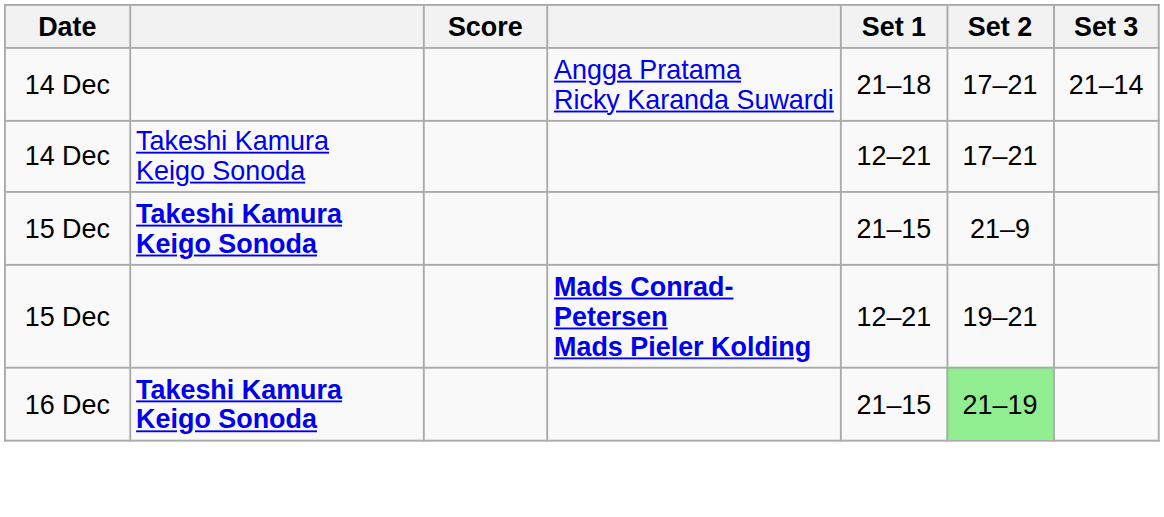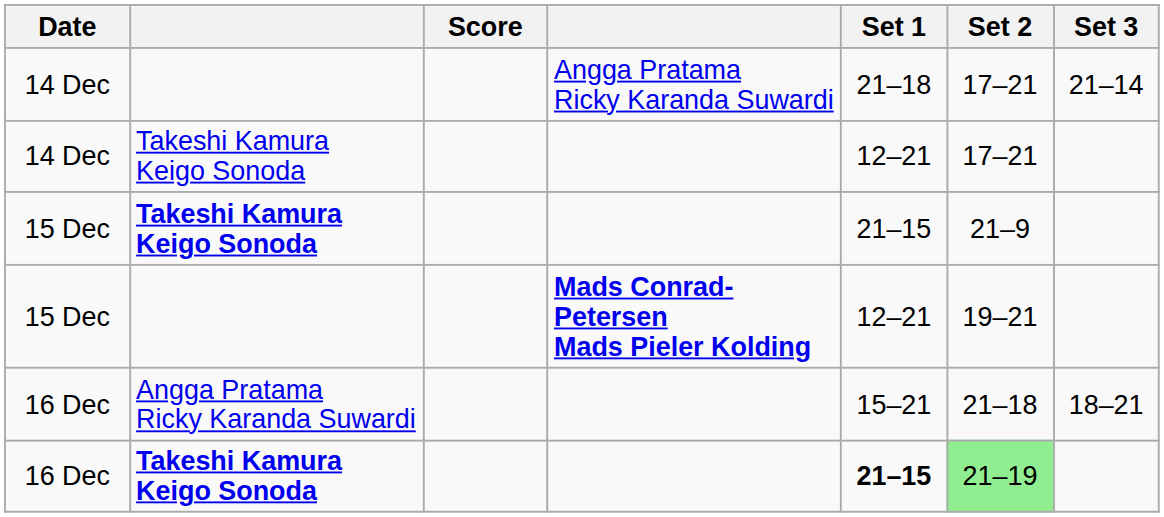+ row: (67, 404)
(894, 404) normal -> (894, 476) bold
